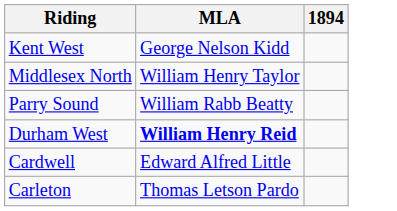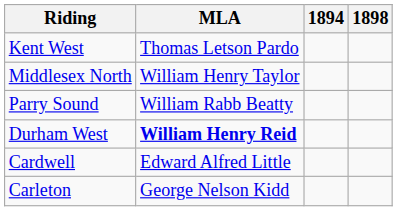+ column: (370, 18)
(215, 47) George Nelson Kidd -> (219, 47) Thomas Letson Pardo
(219, 190) Thomas Letson Pardo -> (215, 190) George Nelson Kidd
